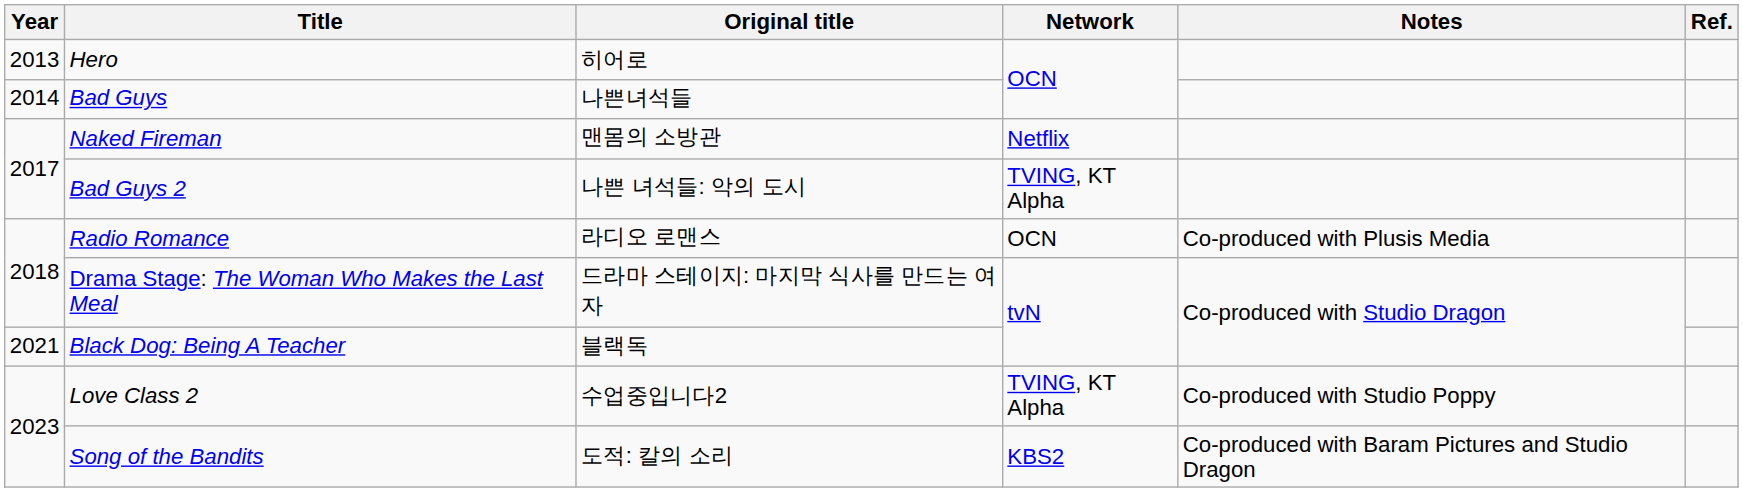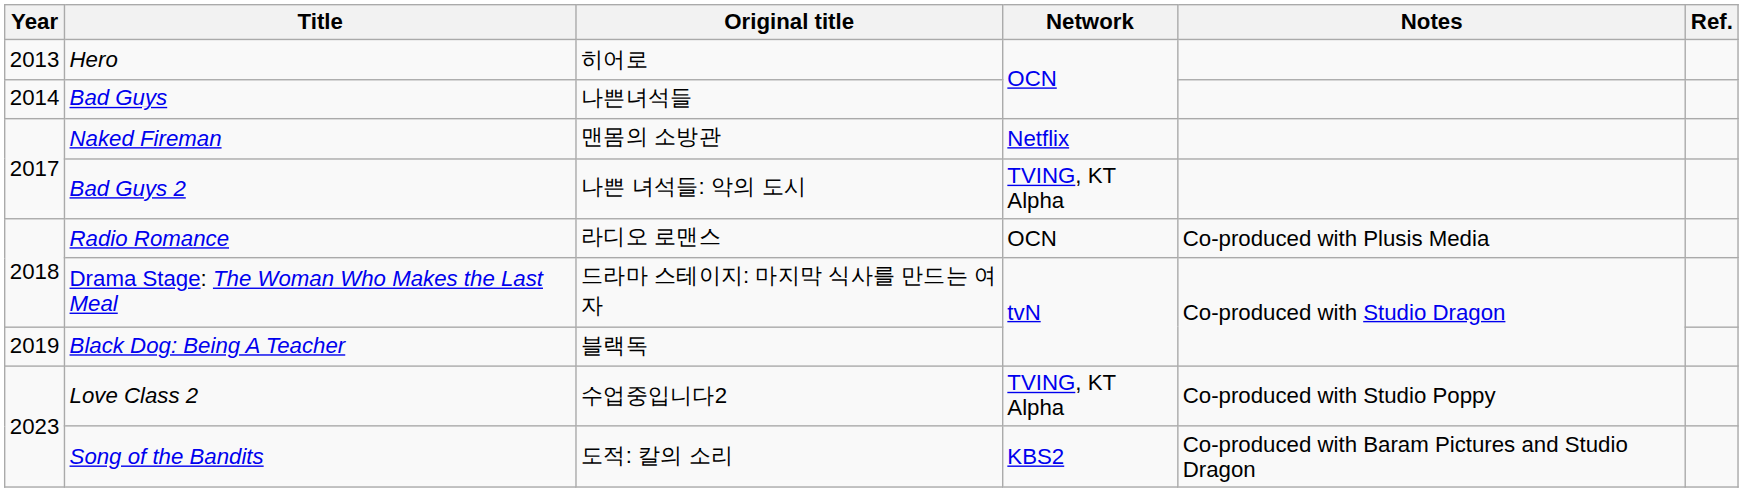(35, 346) 2021 -> (35, 346) 2019
